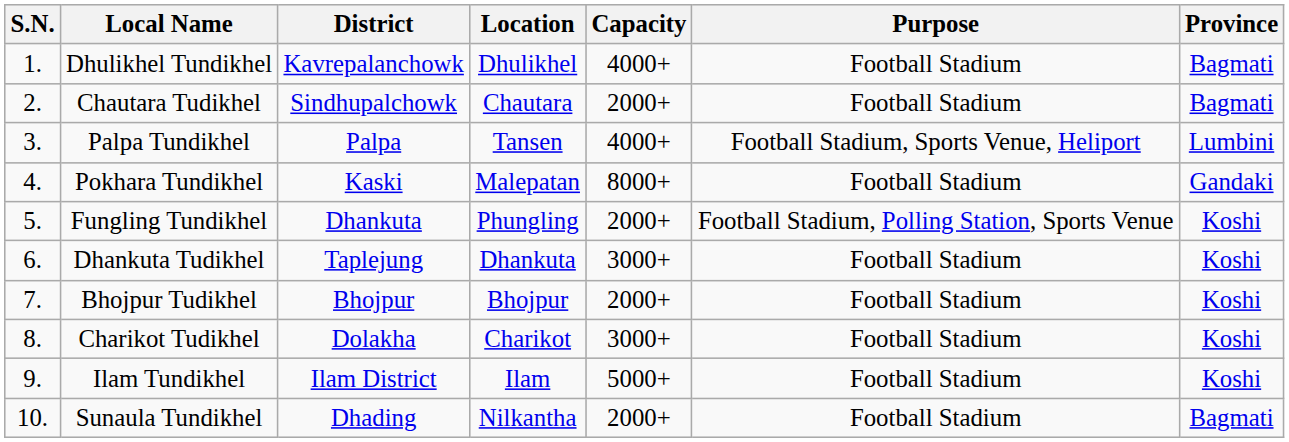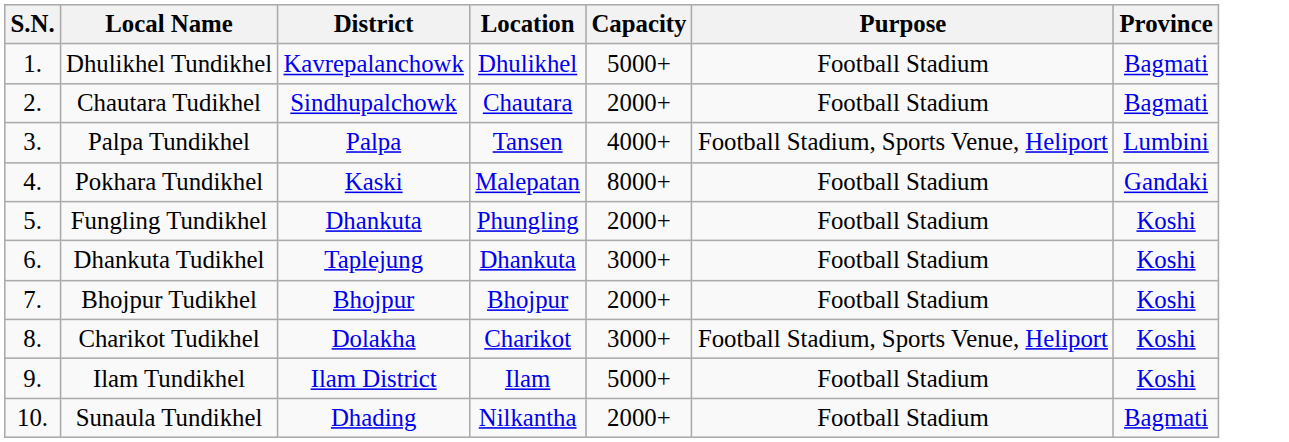(639, 63) 4000+ -> (639, 63) 5000+
(936, 220) Football Stadium, Polling Station, Sports Venue -> (903, 220) Football Stadium
(936, 338) Football Stadium -> (903, 338) Football Stadium, Sports Venue, Heliport
